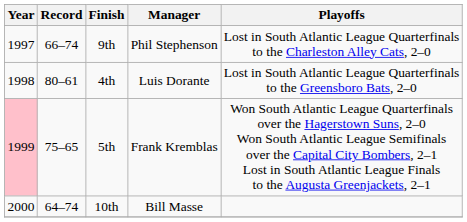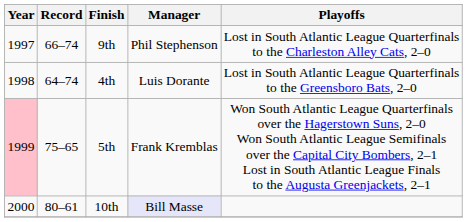(61, 80) 80–61 -> (61, 80) 64–74
(61, 206) 64–74 -> (61, 206) 80–61
(174, 206) no background -> (174, 206) lavender background
